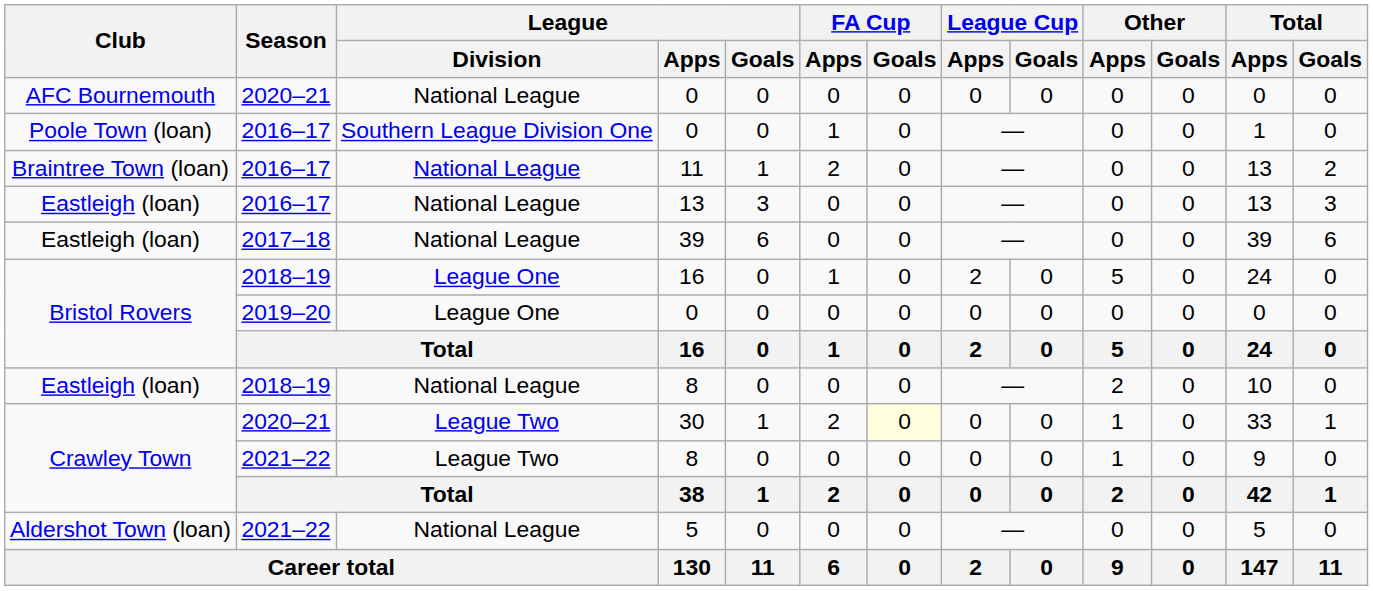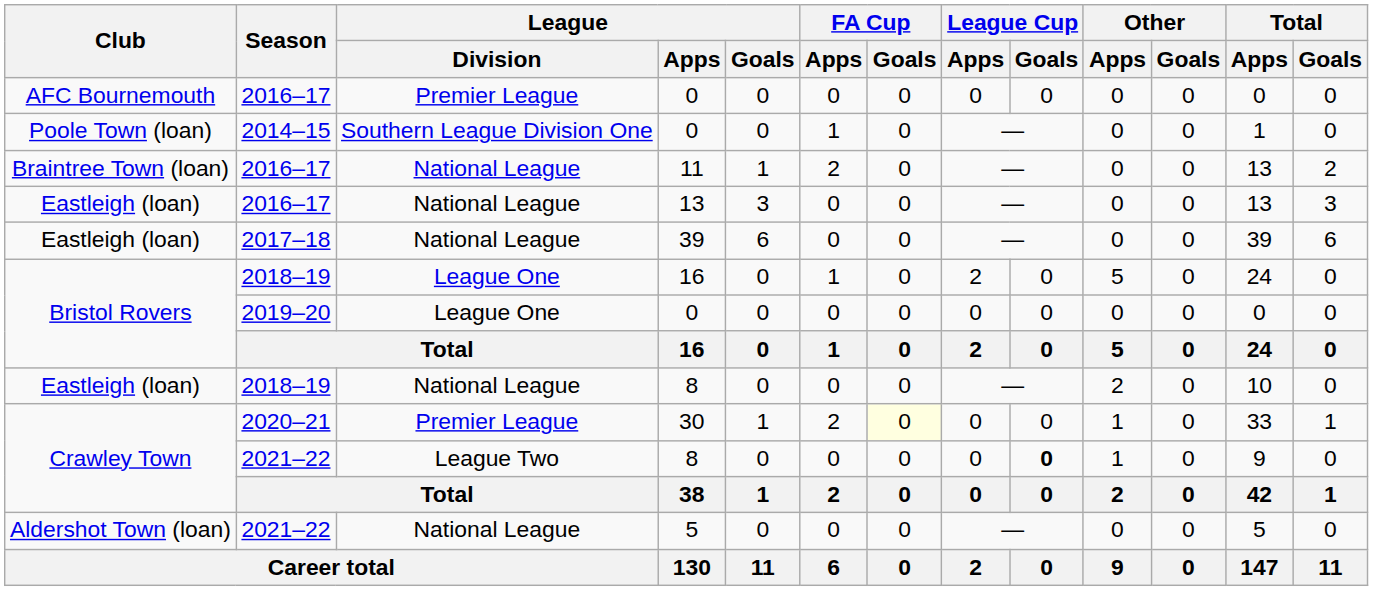(286, 95) 2020–21 -> (286, 95) 2016–17
(497, 95) National League -> (497, 95) Premier League
(286, 131) 2016–17 -> (286, 131) 2014–15
(497, 421) League Two -> (497, 421) Premier League
(1047, 458) normal -> (1047, 458) bold
